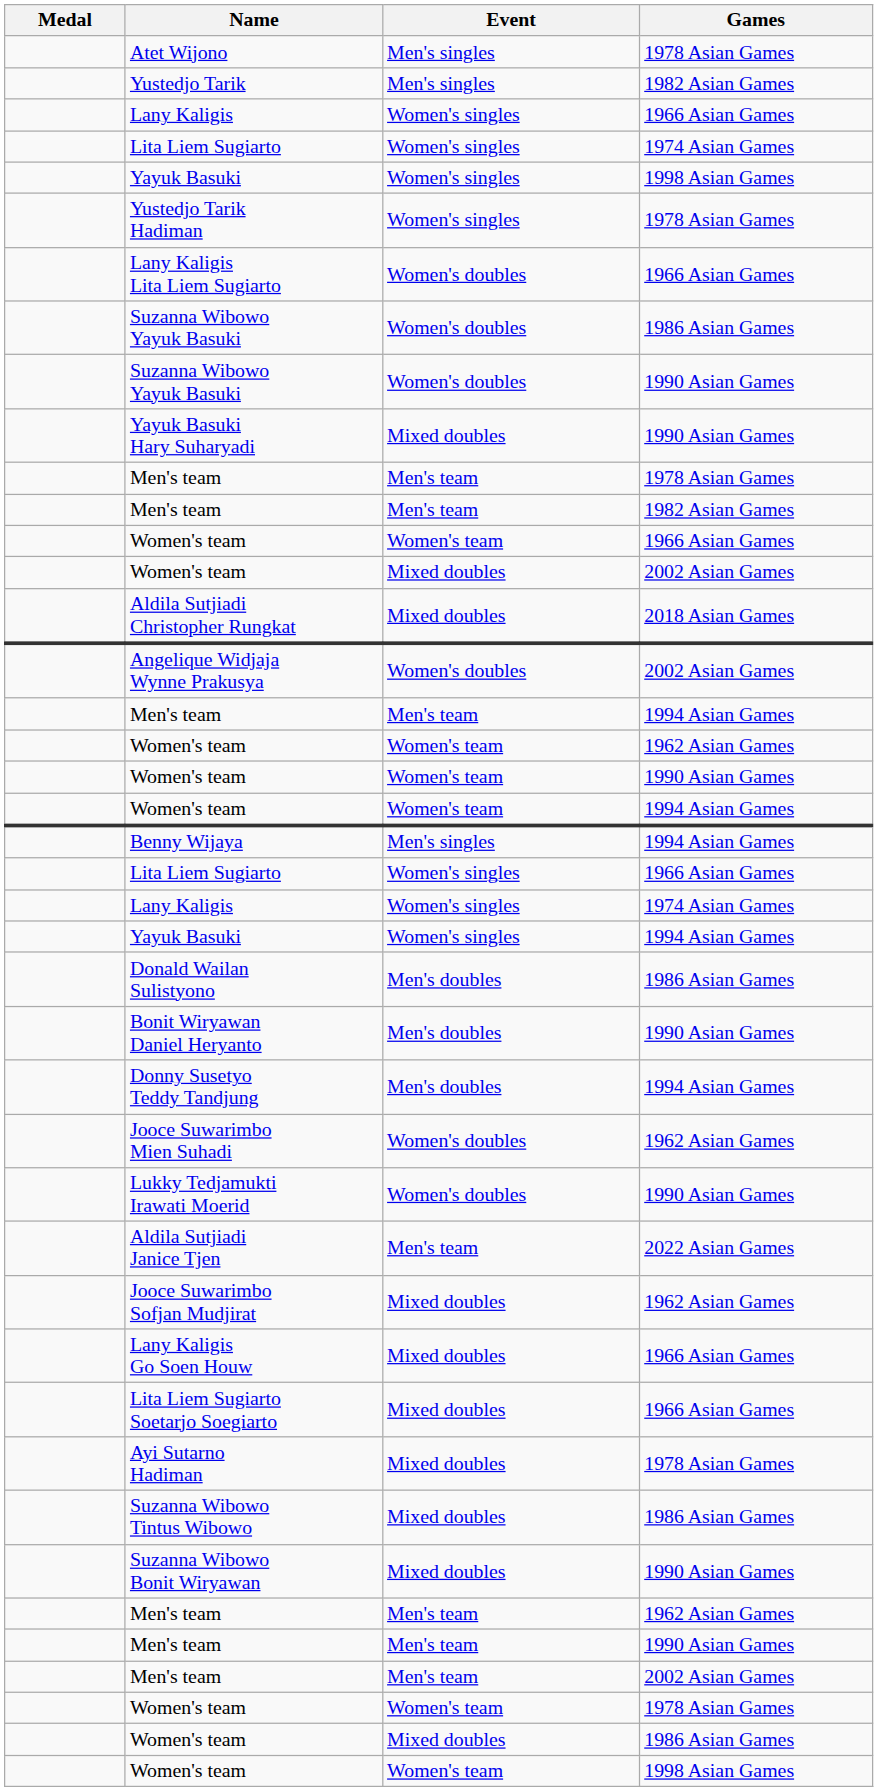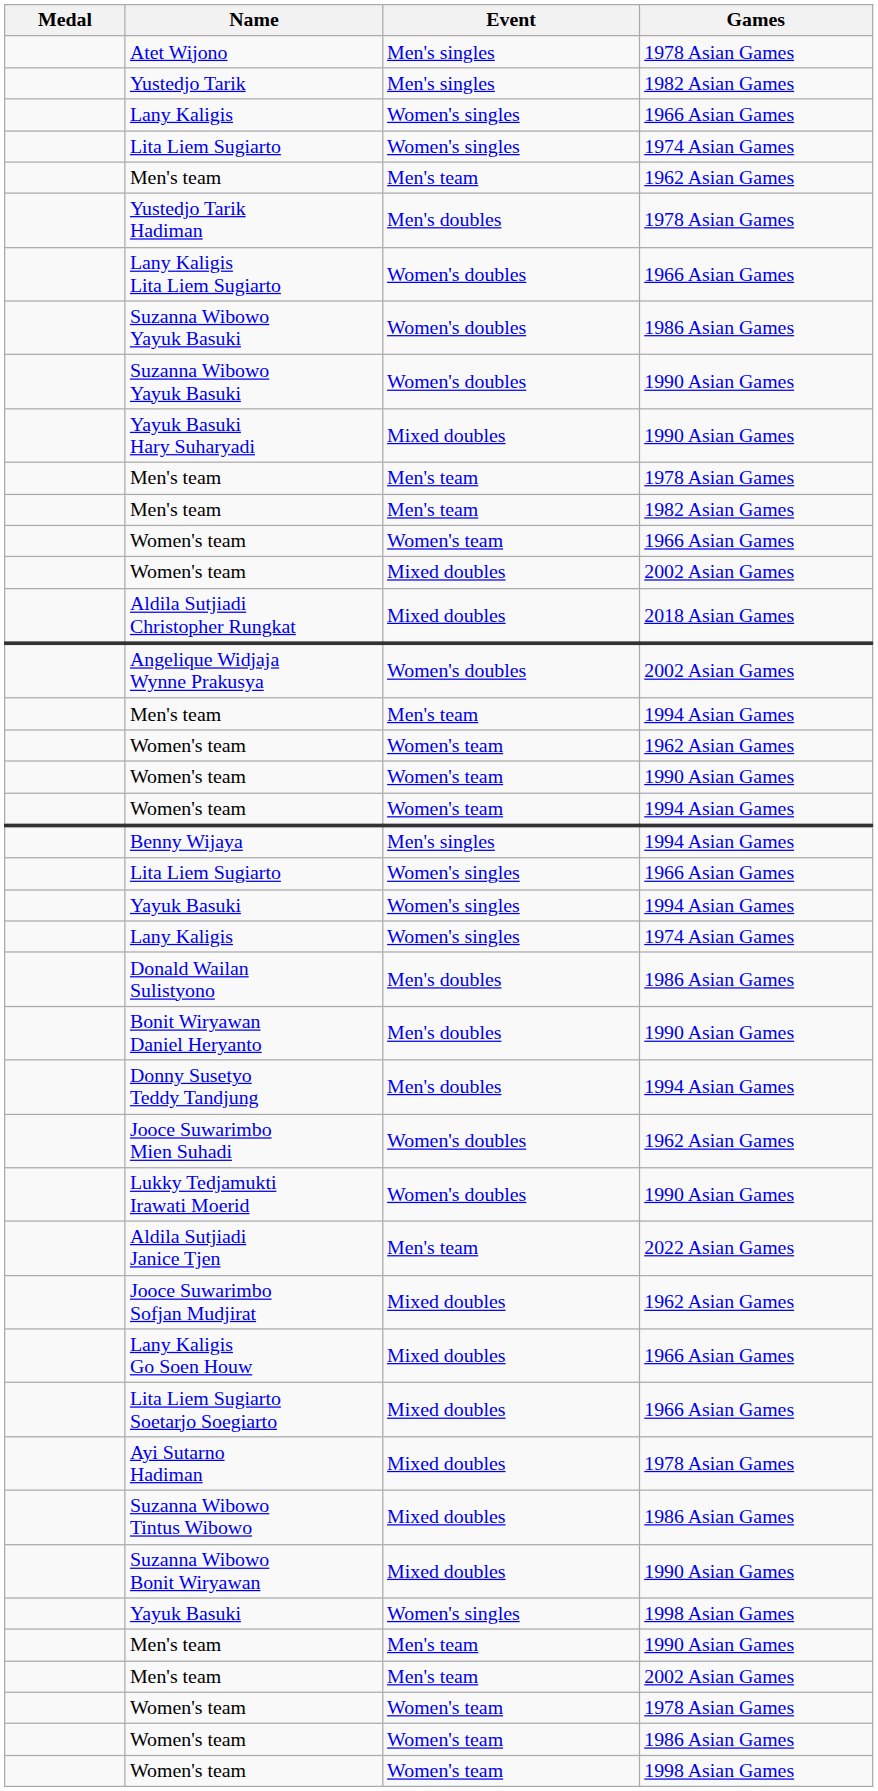rows swapped: (185, 177) <-> (176, 1613)
(453, 220) Women's singles -> (444, 220) Men's doubles
rows swapped: (181, 905) <-> (185, 936)
(446, 1739) Mixed doubles -> (445, 1739) Women's team
